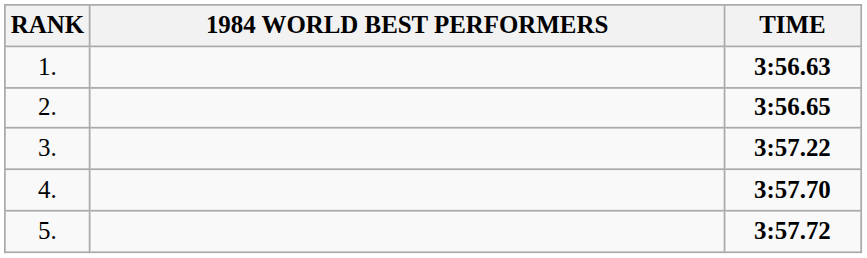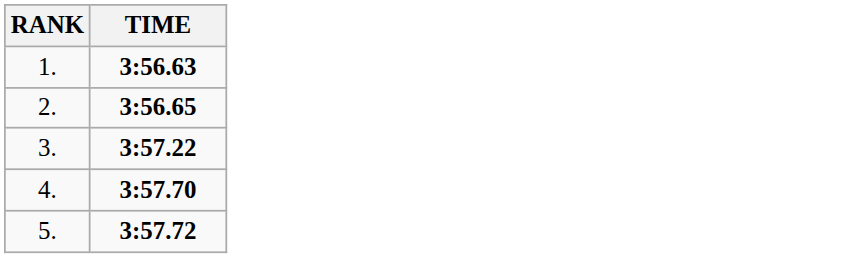- column: (407, 25)
